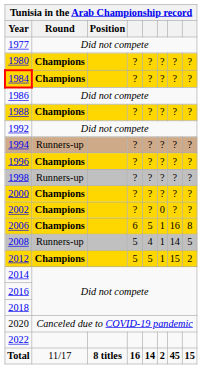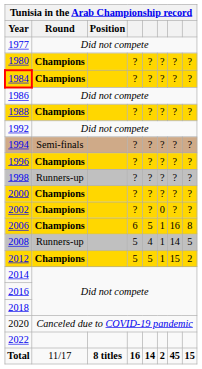(60, 145) Runners-up -> (60, 145) Semi-finals
